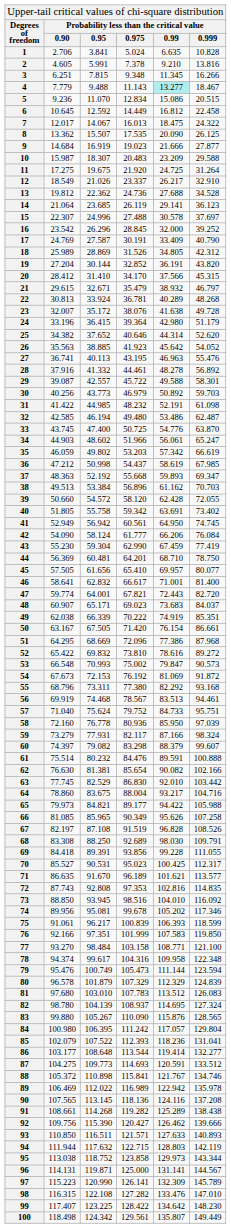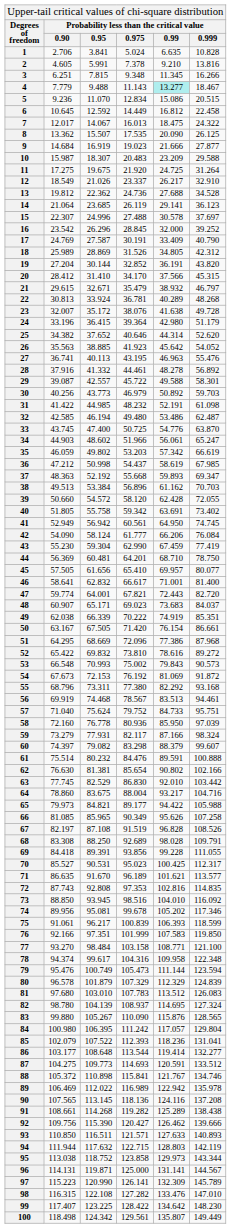(171, 664) 79.847 -> (171, 664) 79.843
(171, 770) 90.082 -> (171, 770) 90.802
(171, 841) 98.030 -> (171, 841) 98.028
